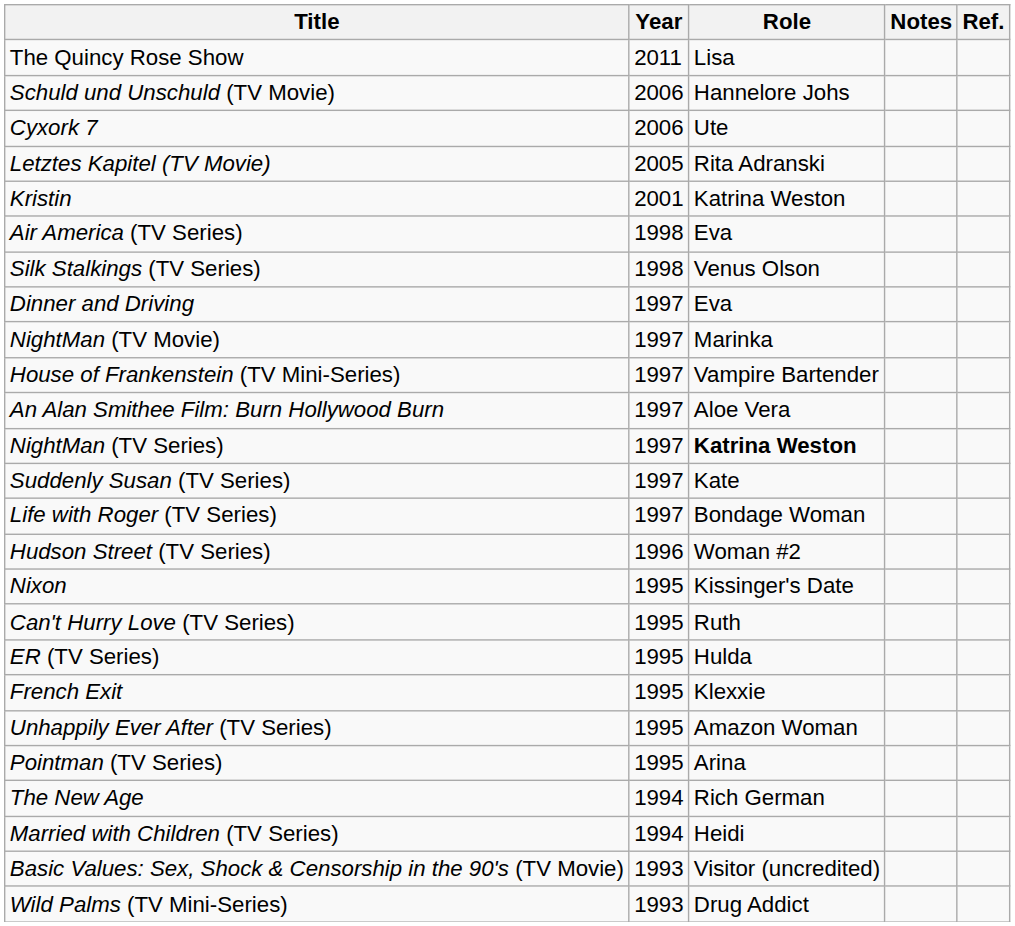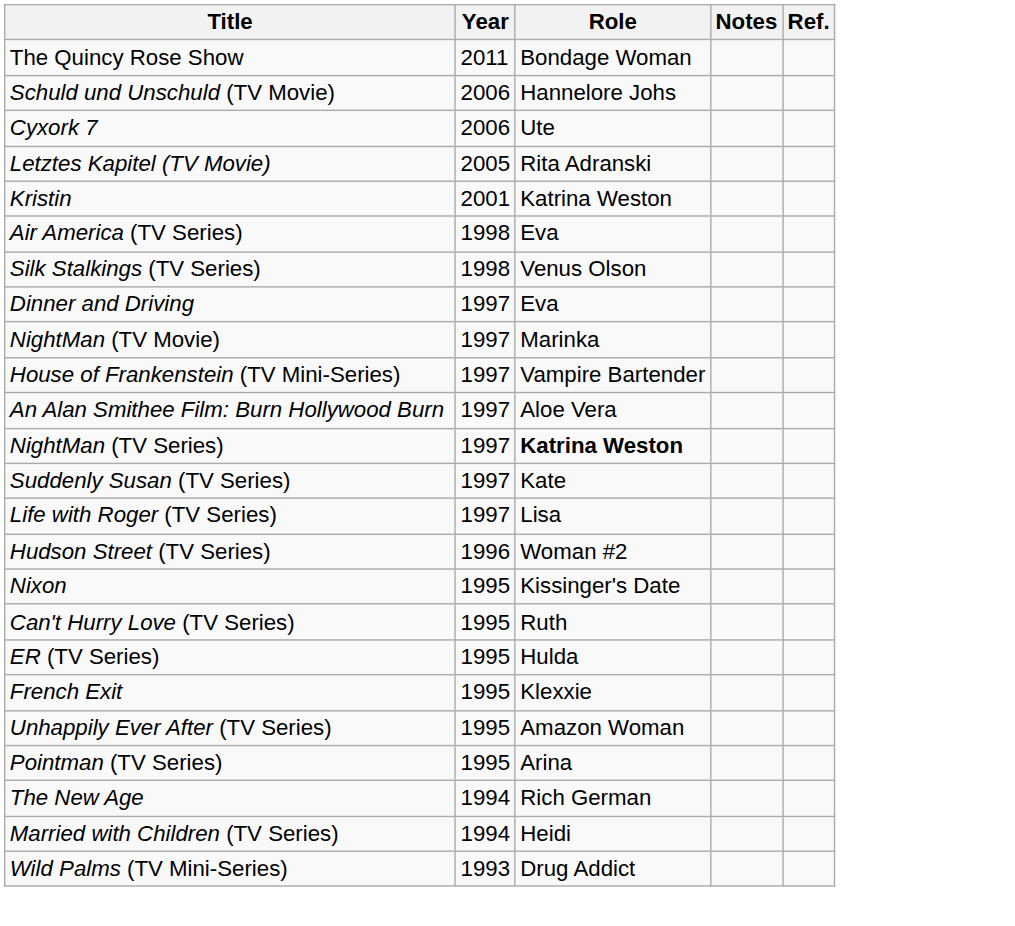(714, 57) Lisa -> (606, 57) Bondage Woman
(780, 515) Bondage Woman -> (541, 515) Lisa
- row: (317, 868)
